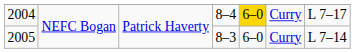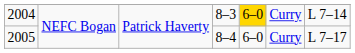(226, 15) 8–4 -> (226, 15) 8–3
(327, 15) L 7–17 -> (327, 15) L 7–14
(226, 37) 8–3 -> (226, 37) 8–4
(327, 37) L 7–14 -> (327, 37) L 7–17
